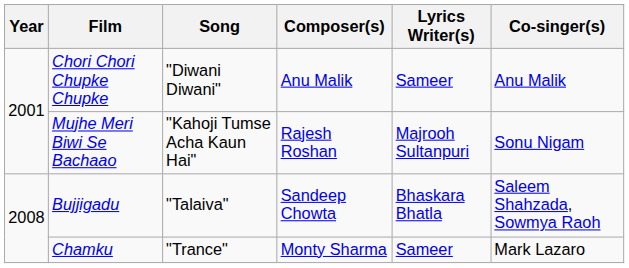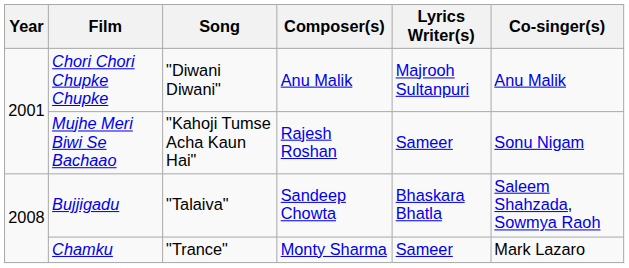(424, 80) Sameer -> (432, 80) Majrooh Sultanpuri
(432, 142) Majrooh Sultanpuri -> (424, 142) Sameer
